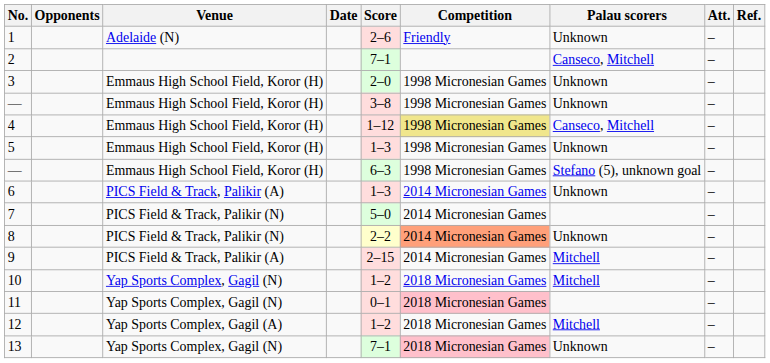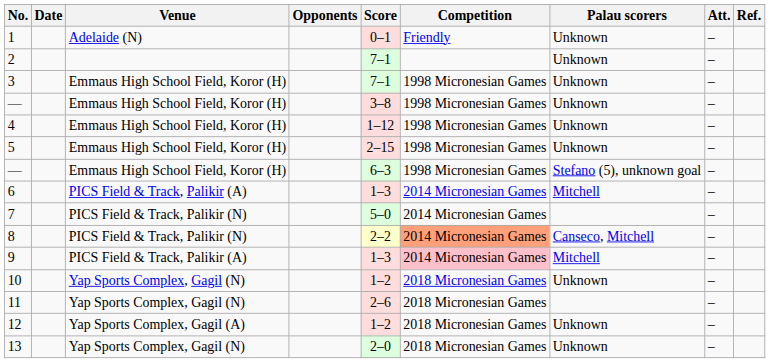columns swapped: (344, 15) <-> (67, 15)
(380, 37) 2–6 -> (380, 37) 0–1
(603, 59) Canseco, Mitchell -> (580, 59) Unknown
(380, 81) 2–0 -> (380, 81) 7–1
(475, 125) khaki background -> (475, 125) no background
(603, 125) Canseco, Mitchell -> (580, 125) Unknown
(380, 147) 1–3 -> (380, 147) 2–15
(580, 192) Unknown -> (576, 192) Mitchell
(580, 236) Unknown -> (603, 236) Canseco, Mitchell
(380, 258) 2–15 -> (380, 258) 1–3
(475, 258) no background -> (475, 258) pink background
(576, 280) Mitchell -> (580, 280) Unknown
(380, 302) 0–1 -> (380, 302) 2–6
(475, 302) pink background -> (475, 302) no background
(576, 324) Mitchell -> (580, 324) Unknown
(380, 346) 7–1 -> (380, 346) 2–0
(475, 346) pink background -> (475, 346) no background
